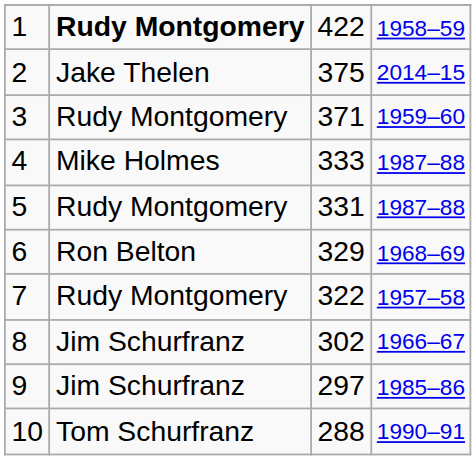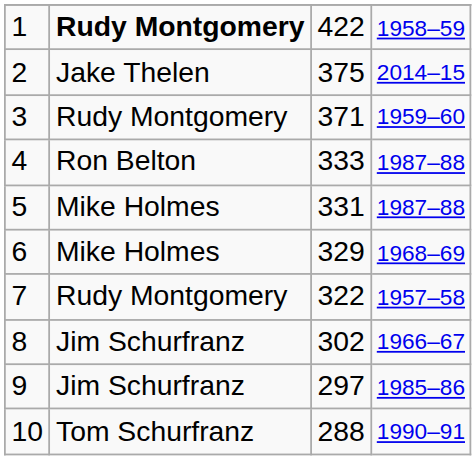(138, 161) Mike Holmes -> (126, 161) Ron Belton
(172, 206) Rudy Montgomery -> (138, 206) Mike Holmes
(126, 251) Ron Belton -> (138, 251) Mike Holmes
